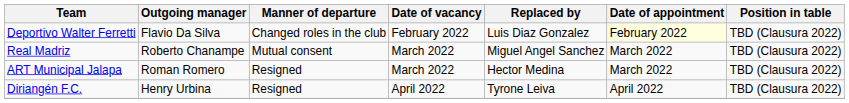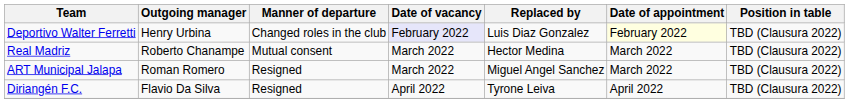(181, 32) Flavio Da Silva -> (176, 32) Henry Urbina
(430, 32) no background -> (430, 32) lavender background
(546, 51) Miguel Angel Sanchez -> (526, 51) Hector Medina
(526, 70) Hector Medina -> (546, 70) Miguel Angel Sanchez
(176, 88) Henry Urbina -> (181, 88) Flavio Da Silva
